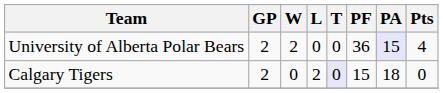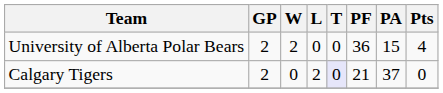(391, 46) lavender background -> (391, 46) no background
(361, 74) 15 -> (361, 74) 21
(391, 74) 18 -> (391, 74) 37
